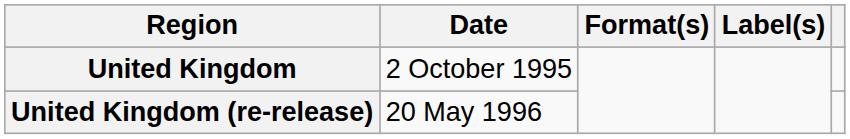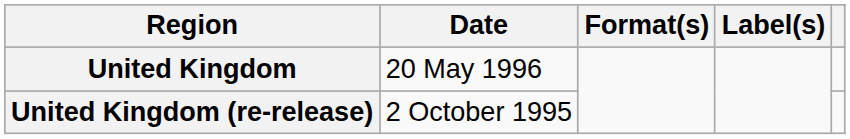(479, 68) 2 October 1995 -> (464, 68) 20 May 1996
(464, 111) 20 May 1996 -> (479, 111) 2 October 1995
